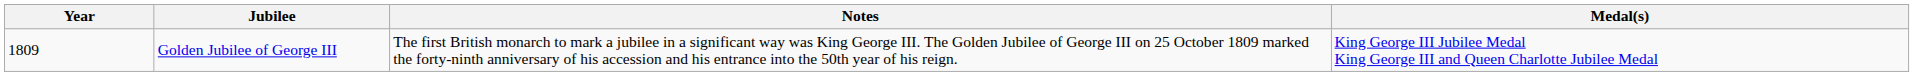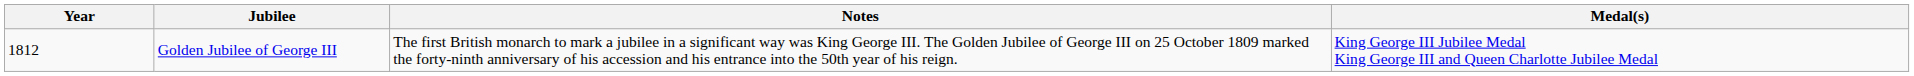(24, 50) 1809 -> (24, 50) 1812
